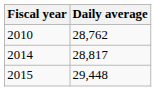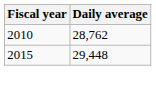- row: (20, 55)
